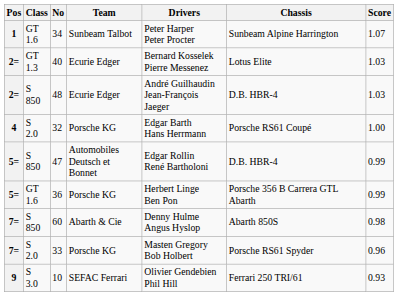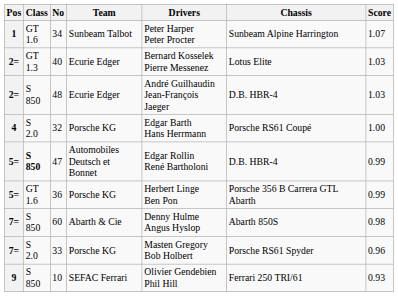(33, 162) normal -> (33, 162) bold
(32, 278) S 3.0 -> (33, 278) S 850
